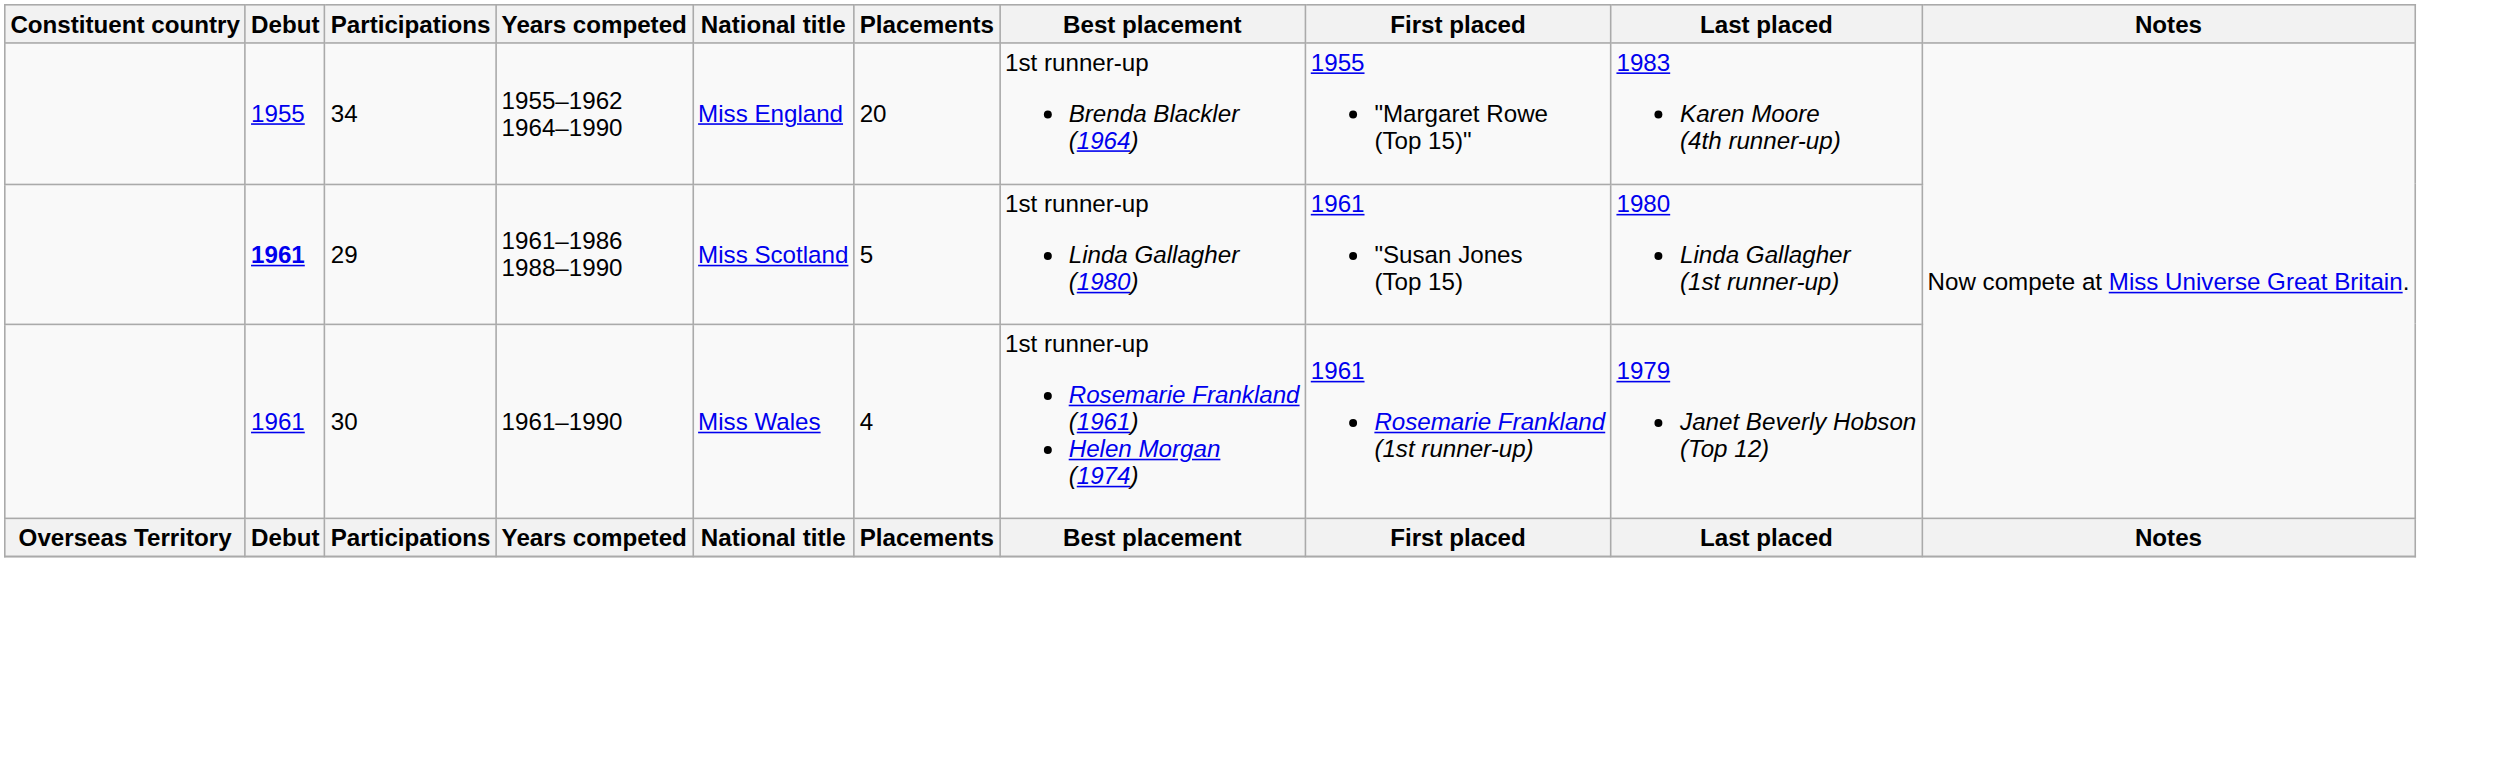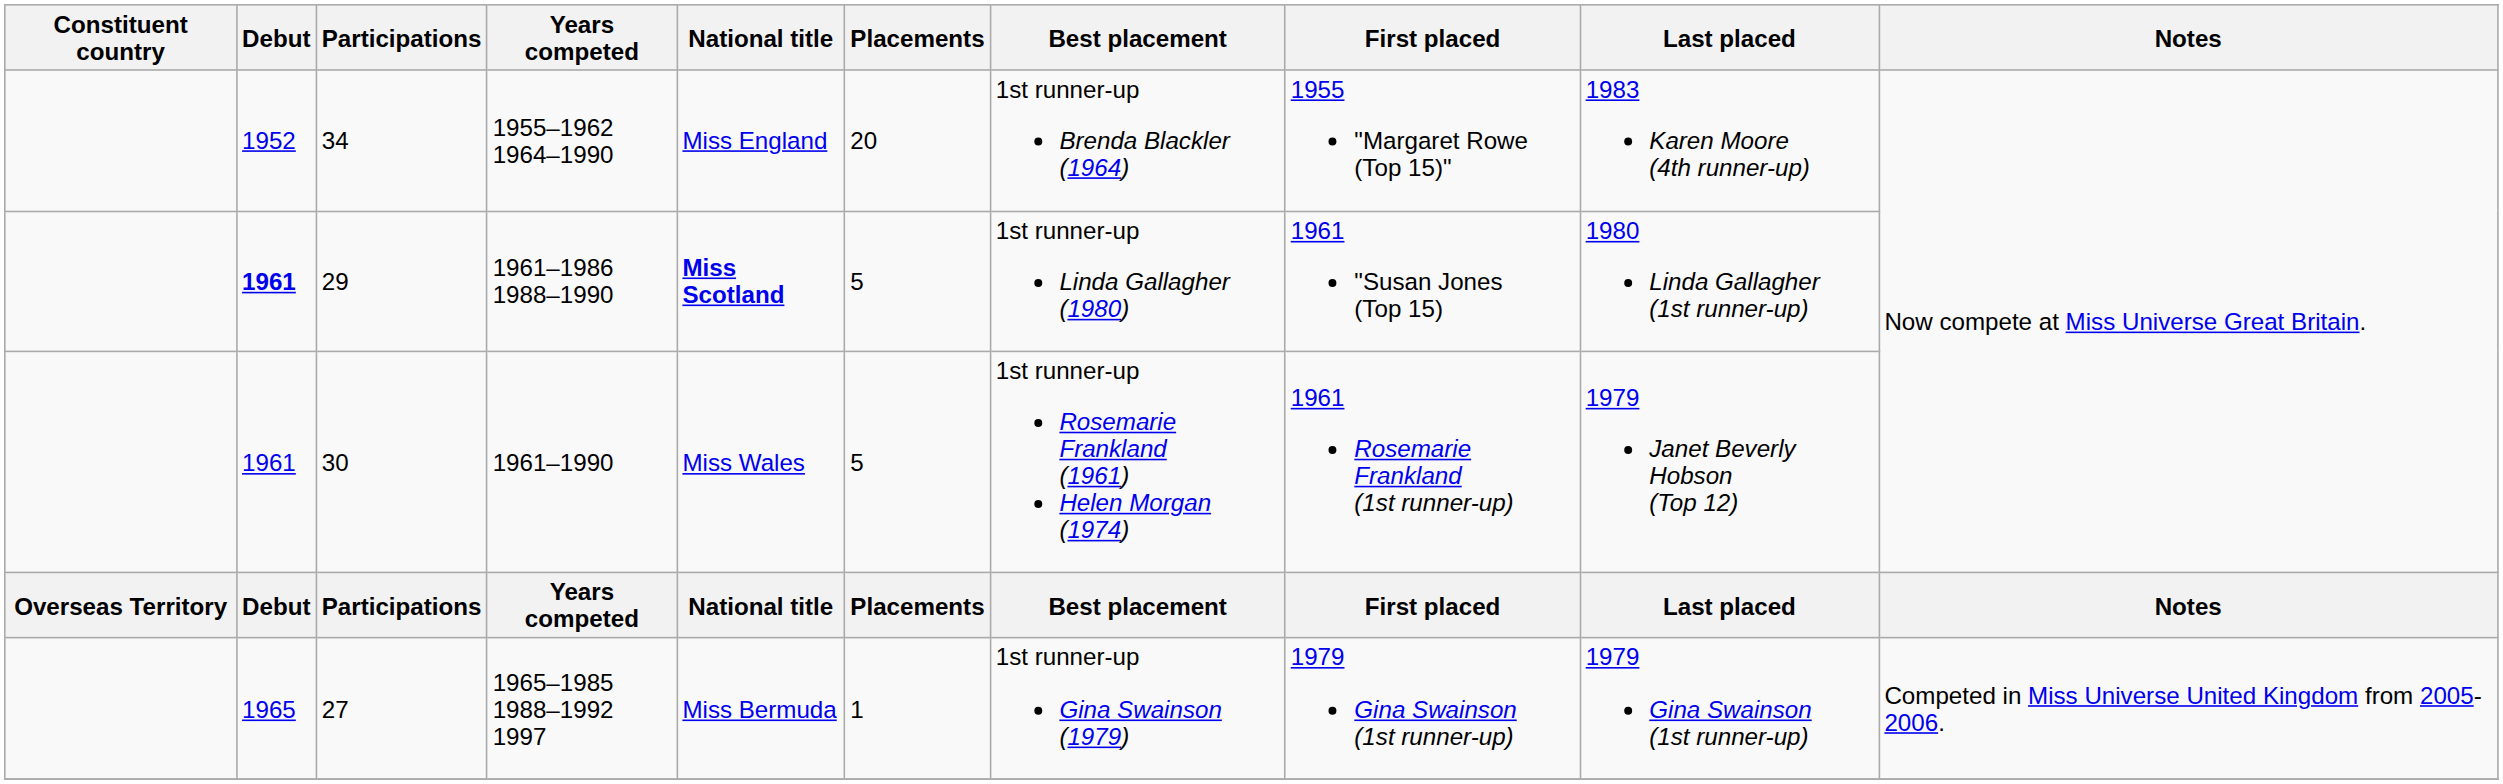(278, 114) 1955 -> (269, 141) 1952
(773, 254) normal -> (733, 281) bold
(866, 422) 4 -> (857, 462) 5
+ row: (335, 709)
